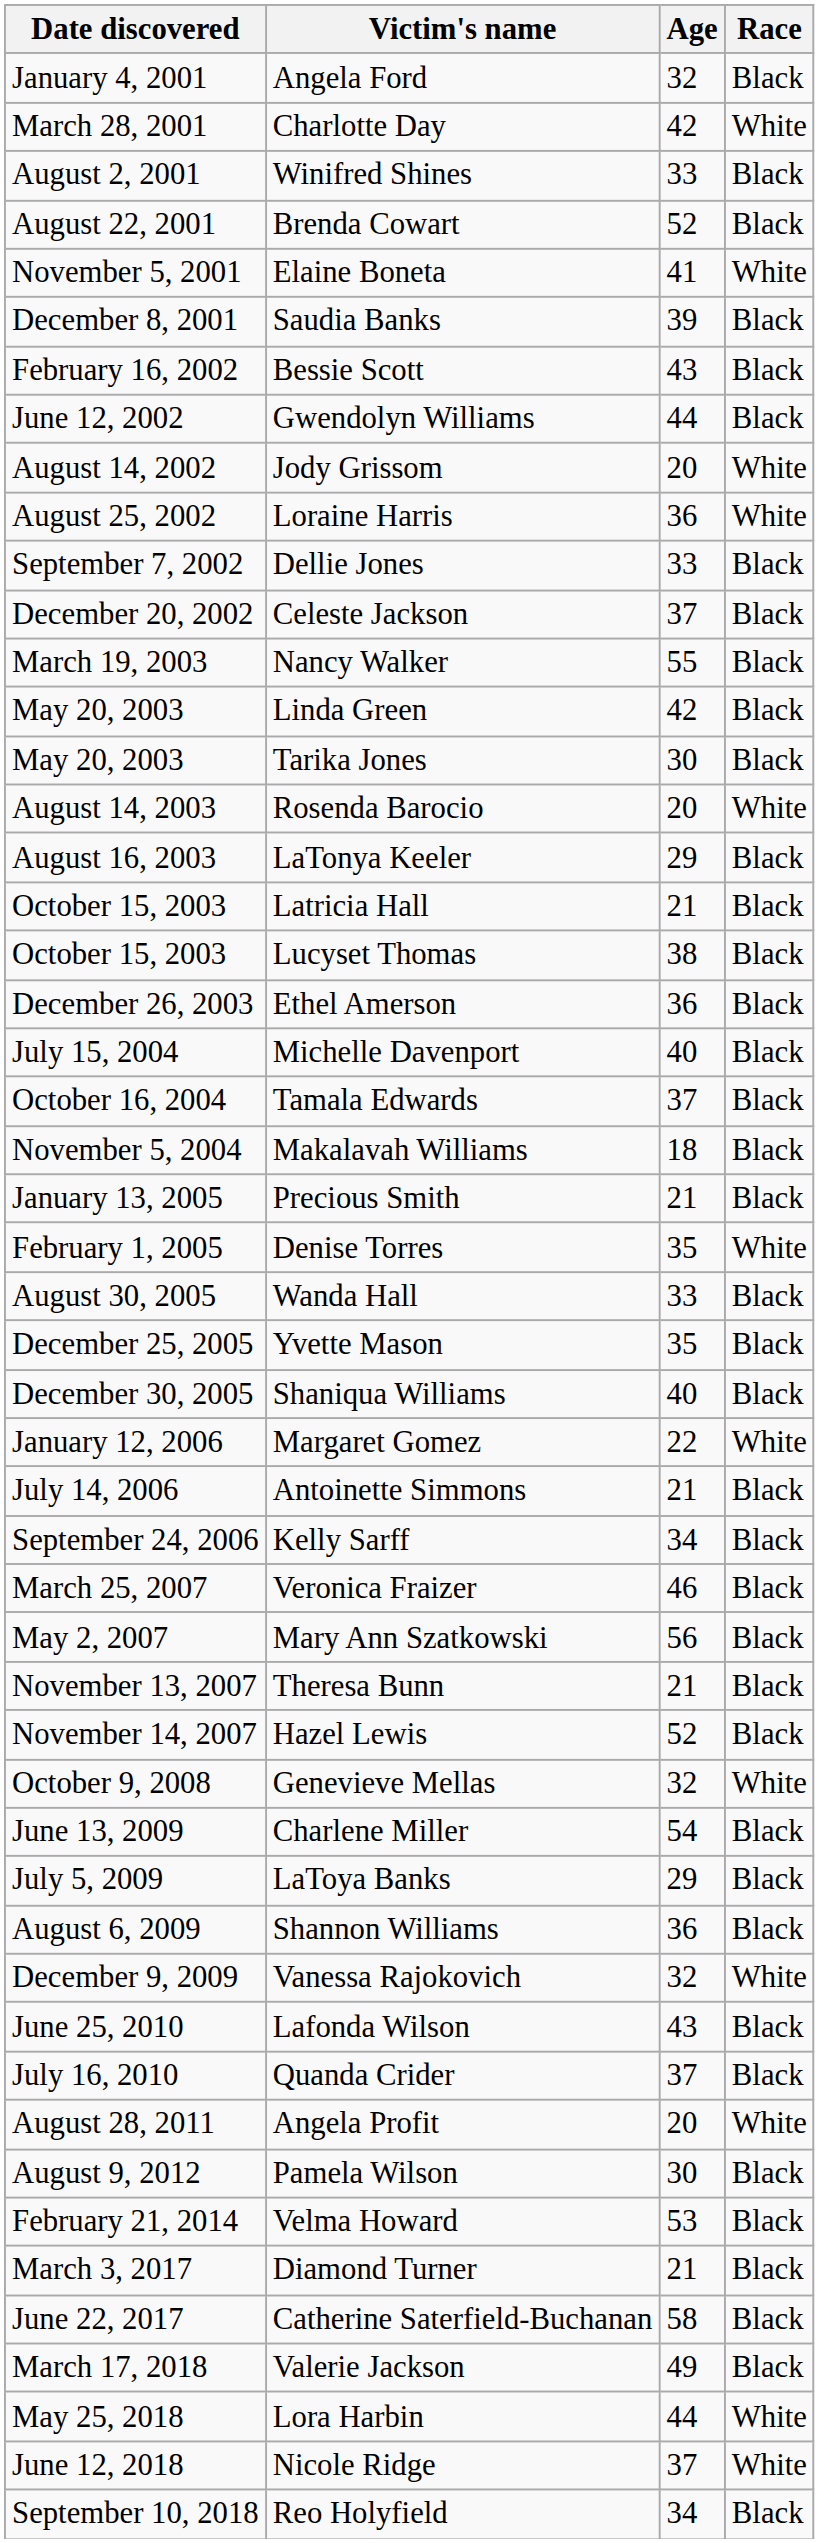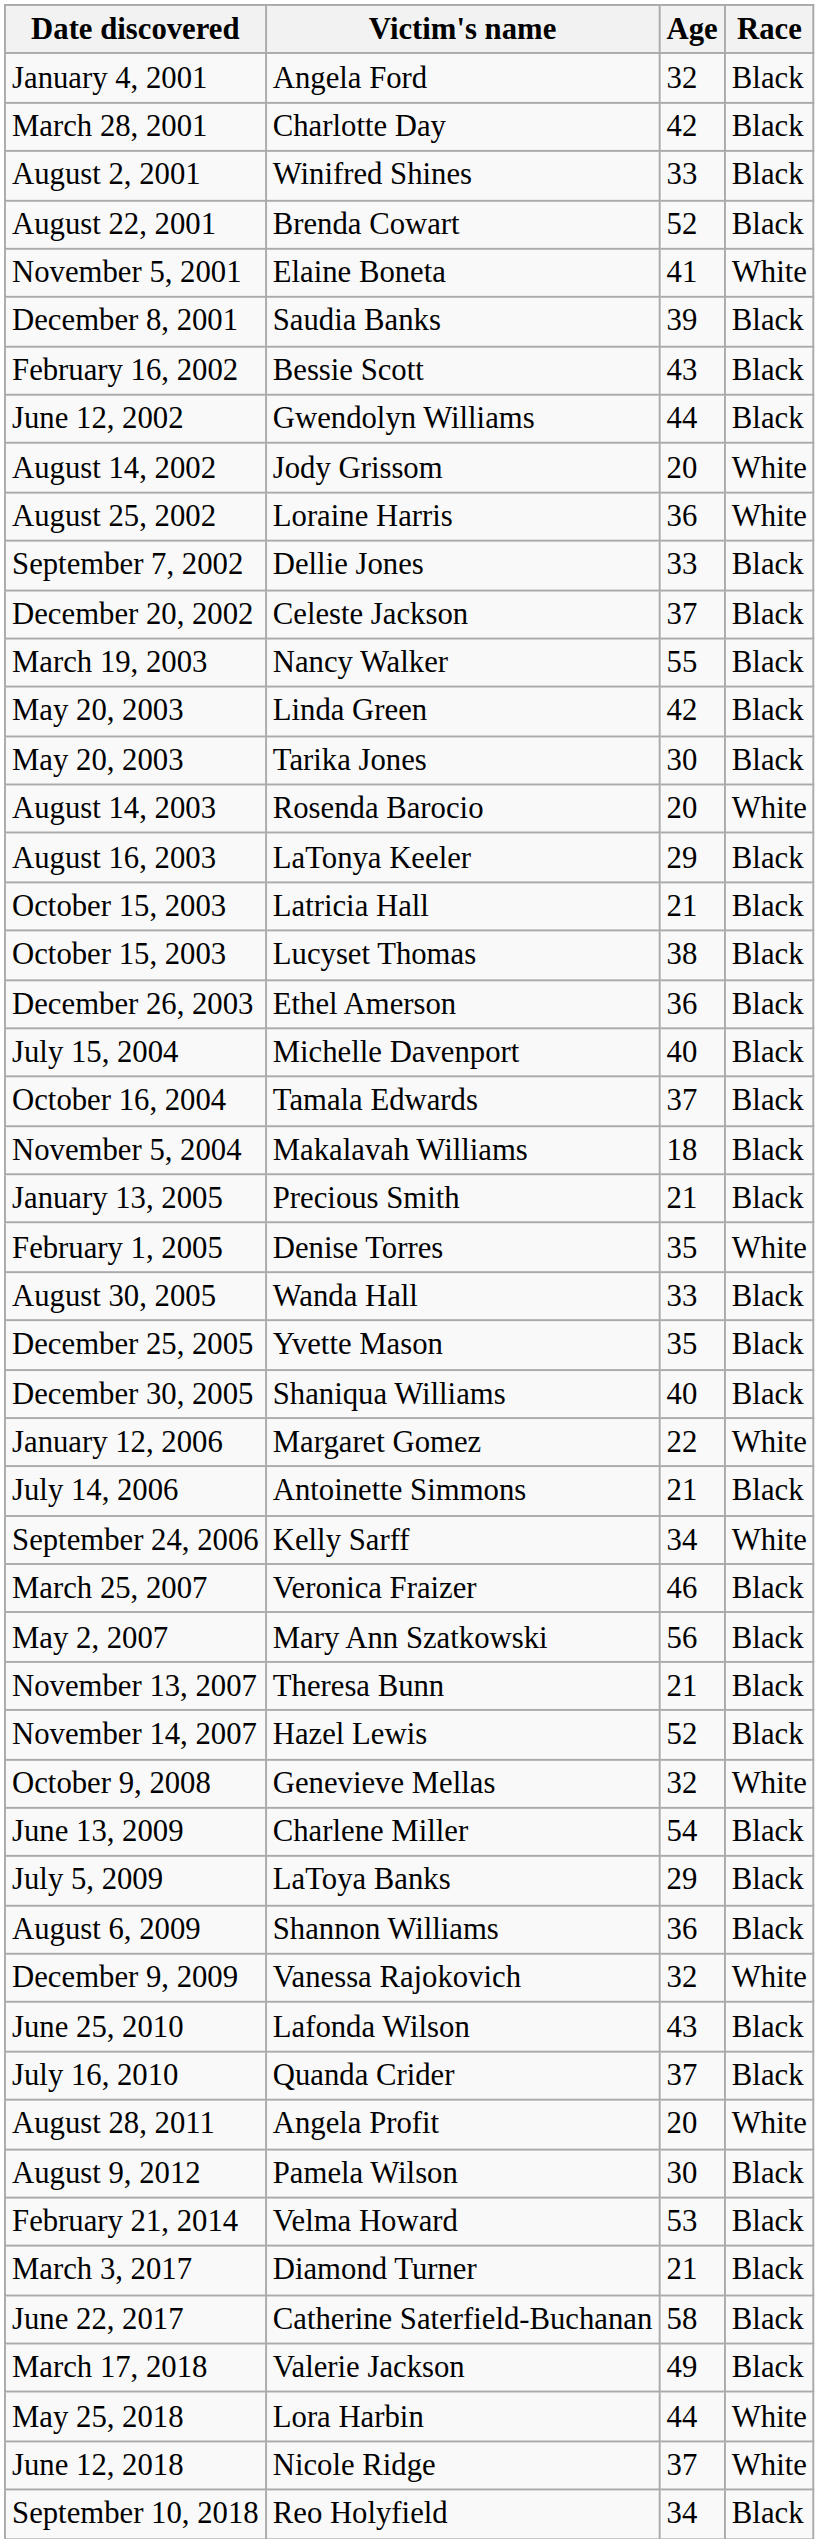(769, 126) White -> (768, 126) Black
(768, 1539) Black -> (769, 1539) White
